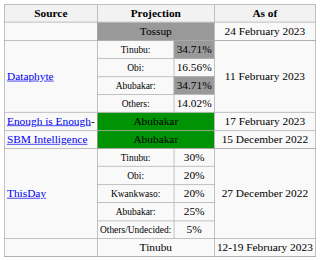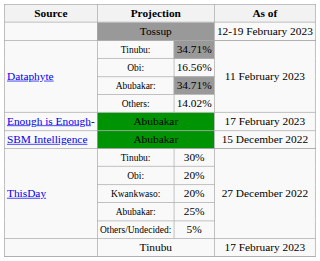(265, 31) 24 February 2023 -> (265, 31) 12-19 February 2023
(265, 247) 12-19 February 2023 -> (265, 247) 17 February 2023
